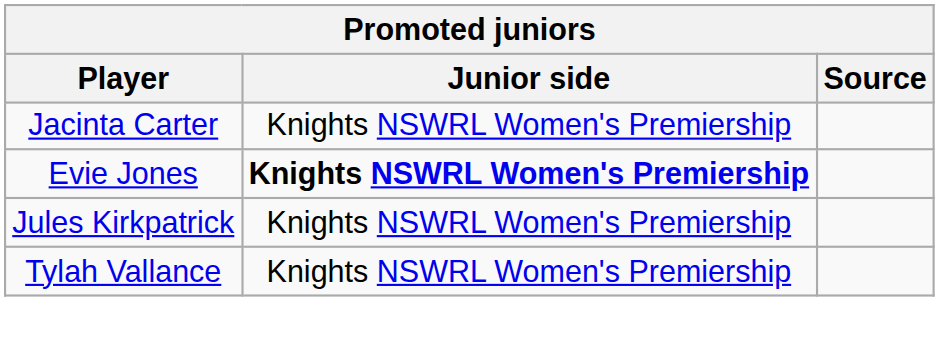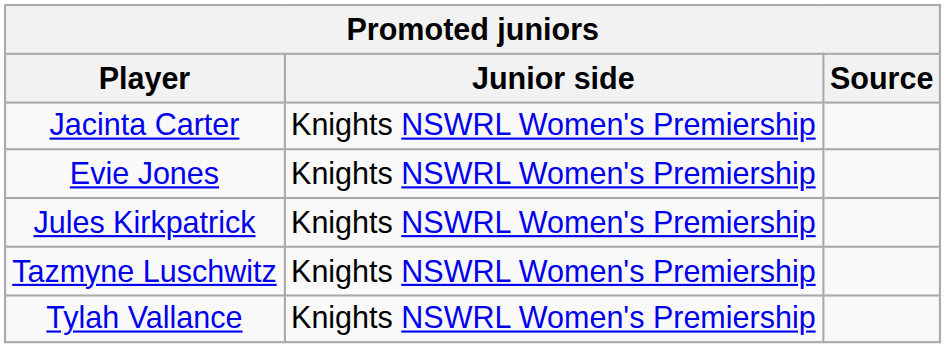(529, 174) bold -> (553, 174) normal
+ row: (144, 271)
